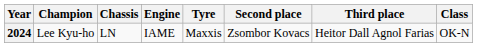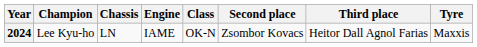columns swapped: (204, 14) <-> (454, 14)
